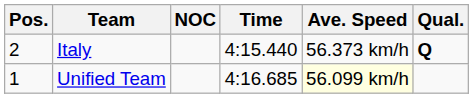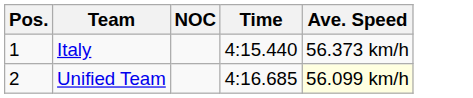- column: (441, 20)
(14, 49) 2 -> (14, 49) 1
(14, 79) 1 -> (14, 79) 2
